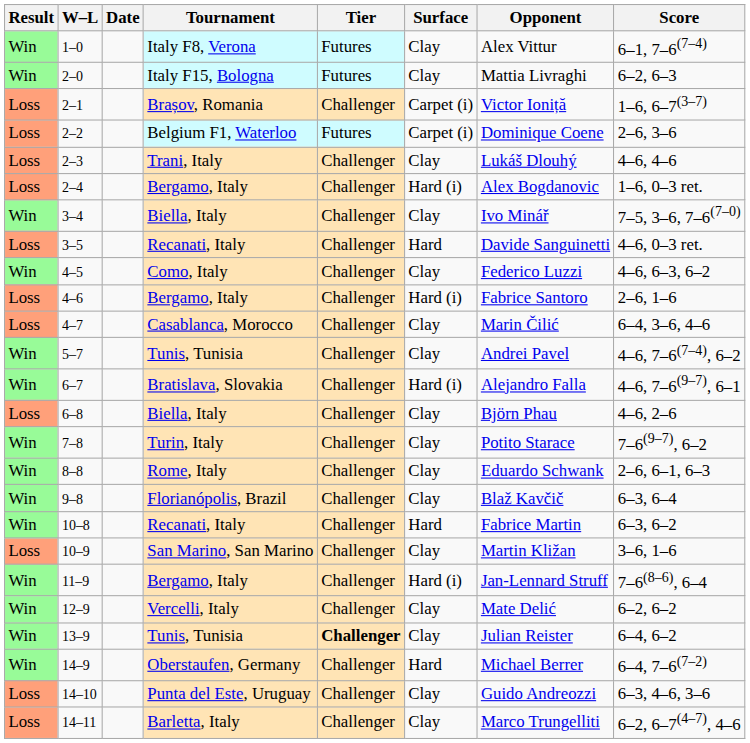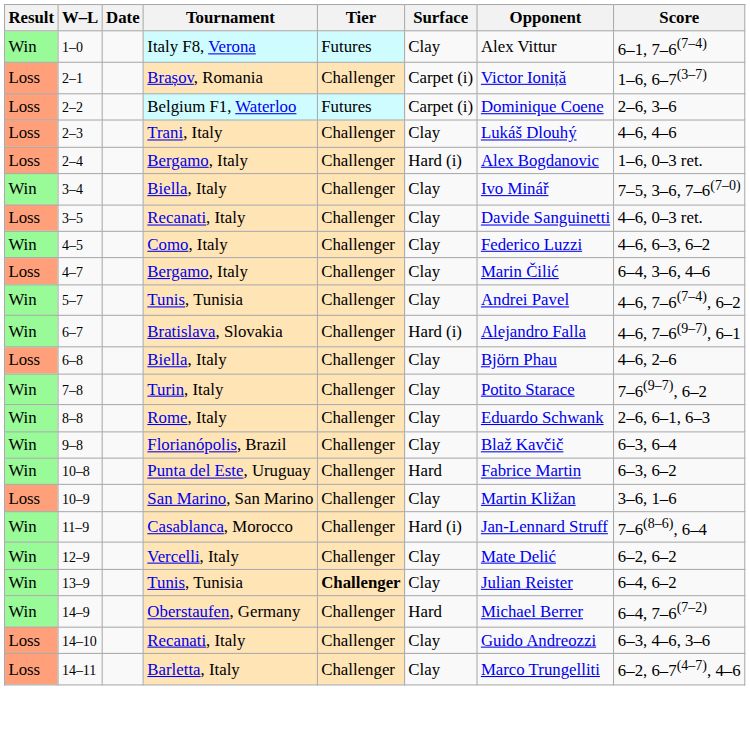- row: (72, 76)
(425, 244) Hard -> (424, 217) Clay
- row: (72, 298)
(220, 324) Casablanca, Morocco -> (198, 271) Bergamo, Italy
(196, 524) Recanati, Italy -> (229, 471) Punta del Este, Uruguay
(198, 580) Bergamo, Italy -> (220, 526) Casablanca, Morocco
(229, 693) Punta del Este, Uruguay -> (196, 640) Recanati, Italy
